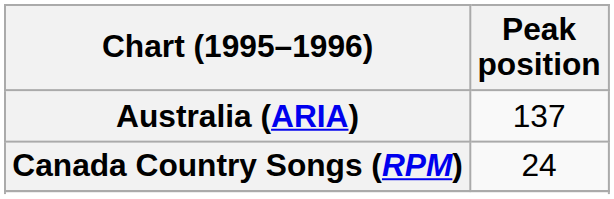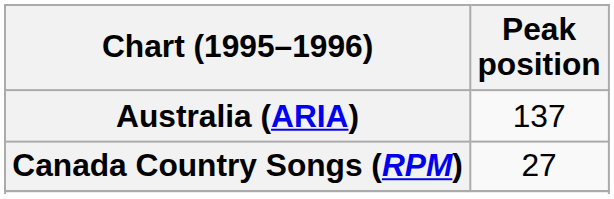(539, 165) 24 -> (539, 165) 27
